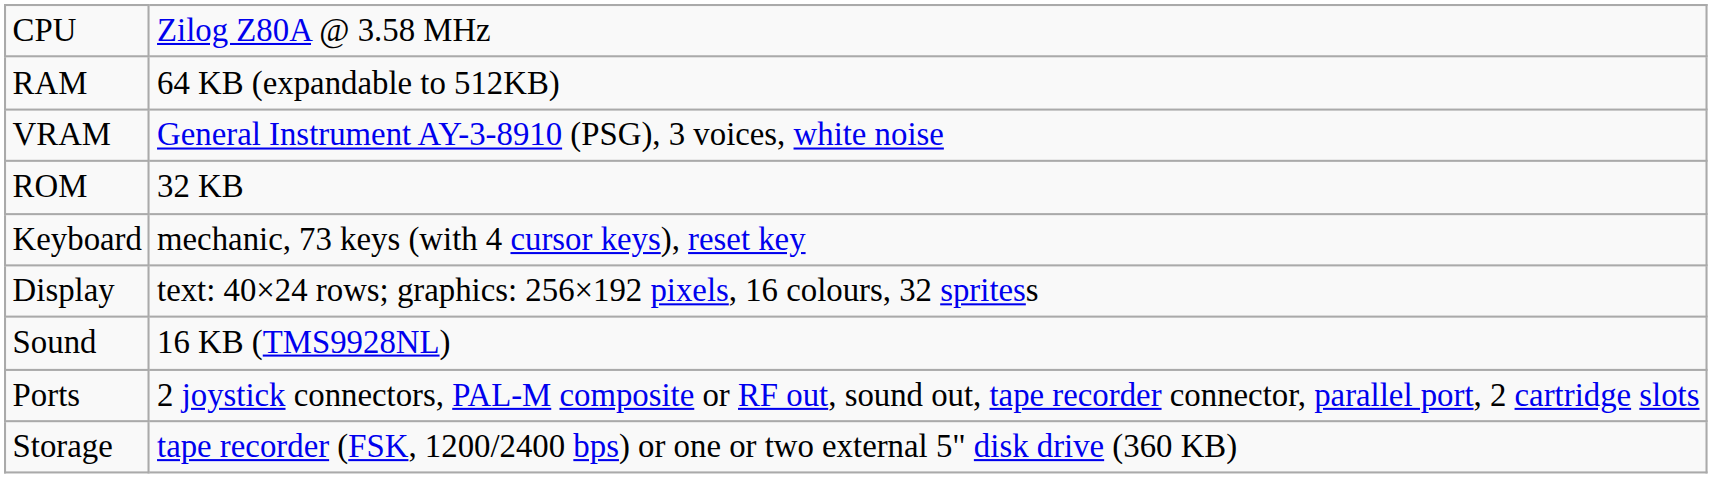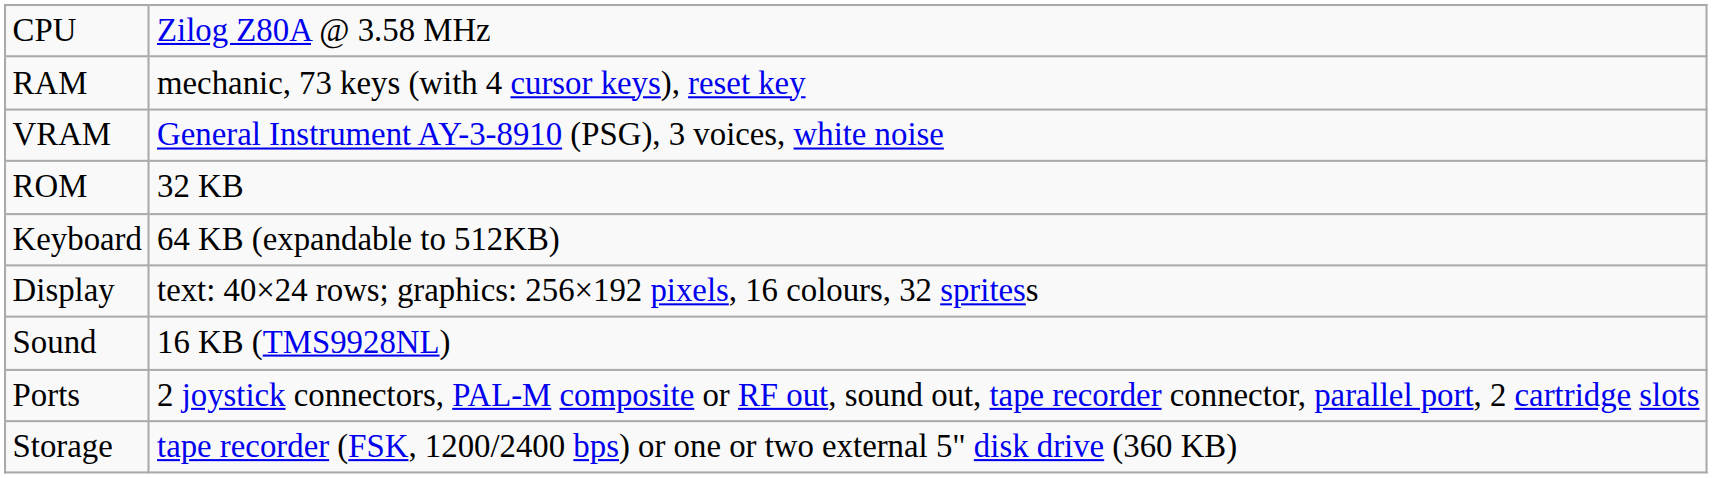(358, 82) 64 KB (expandable to 512KB) -> (481, 82) mechanic, 73 keys (with 4 cursor keys), reset key
(481, 238) mechanic, 73 keys (with 4 cursor keys), reset key -> (358, 238) 64 KB (expandable to 512KB)
